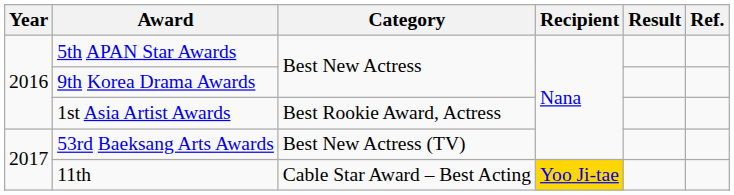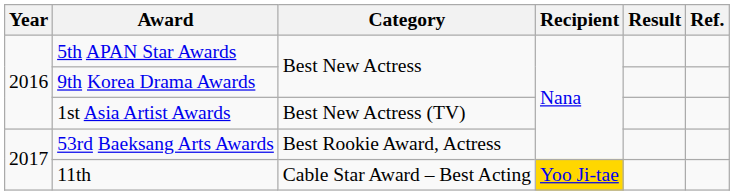(392, 112) Best Rookie Award, Actress -> (374, 112) Best New Actress (TV)
(374, 143) Best New Actress (TV) -> (392, 143) Best Rookie Award, Actress
